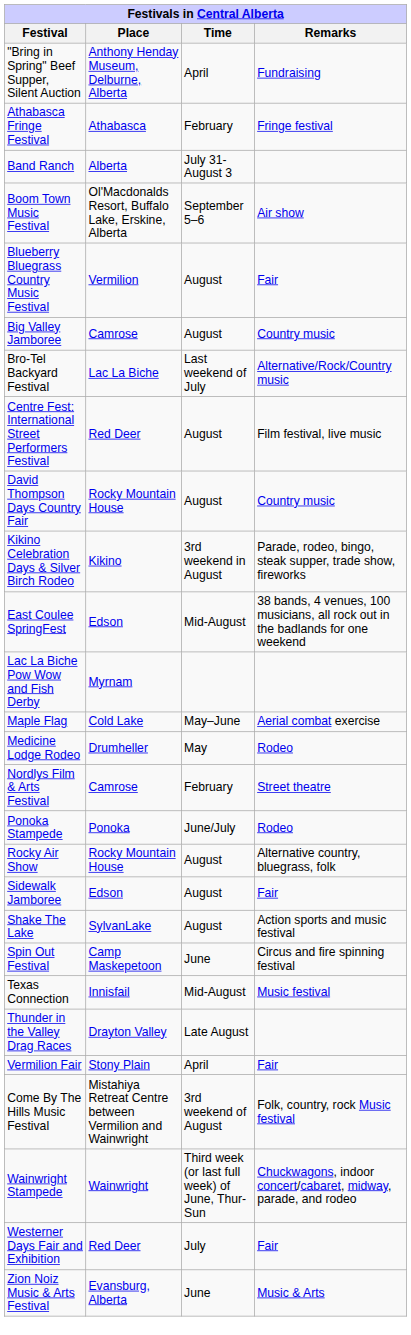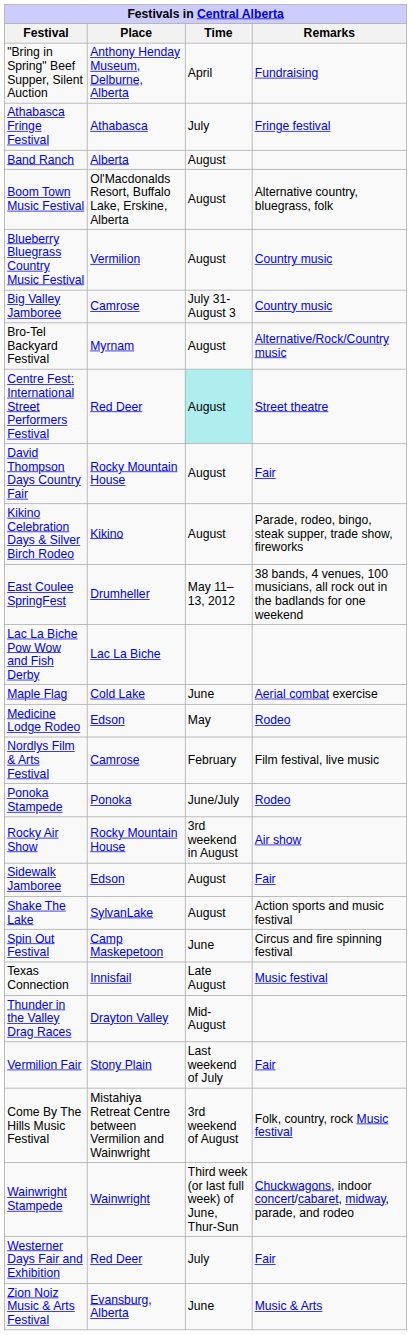(208, 126) February -> (199, 126) July
(208, 166) July 31-August 3 -> (207, 159) August
(214, 213) September 5–6 -> (207, 199) August
(280, 213) Air show -> (306, 199) Alternative country, bluegrass, folk
(268, 280) Fair -> (294, 259) Country music
(203, 333) August -> (212, 306) July 31-August 3
(124, 373) Lac La Biche -> (112, 346) Myrnam
(215, 373) Last weekend of July -> (207, 346) August
(203, 433) no background -> (207, 406) paleturquoise background
(319, 433) Film festival, live music -> (292, 406) Street theatre
(296, 501) Country music -> (265, 473) Fair
(215, 561) 3rd weekend in August -> (207, 534) August
(106, 621) Edson -> (120, 594) Drumheller
(215, 621) Mid-August -> (211, 594) May 11–13, 2012
(110, 682) Myrnam -> (125, 654) Lac La Biche
(212, 721) May–June -> (201, 694) June
(118, 748) Drumheller -> (107, 720) Edson
(294, 787) Street theatre -> (317, 760) Film festival, live music
(203, 860) August -> (213, 840) 3rd weekend in August
(309, 860) Alternative country, bluegrass, folk -> (278, 840) Air show
(215, 992) Mid-August -> (207, 978) Late August
(216, 1032) Late August -> (207, 1018) Mid-August
(196, 1065) April -> (212, 1065) Last weekend of July
